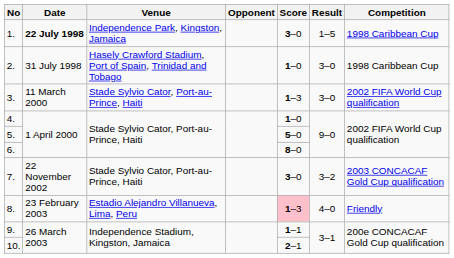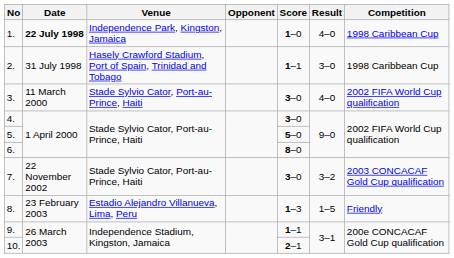(293, 33) 3–0 -> (293, 33) 1–0
(327, 33) 1–5 -> (327, 33) 4–0
(293, 65) 1–0 -> (293, 65) 1–1
(293, 97) 1–3 -> (293, 97) 3–0
(327, 97) 3–0 -> (327, 97) 4–0
(293, 118) 1–0 -> (293, 118) 3–0
(293, 208) pink background -> (293, 208) no background
(327, 208) 4–0 -> (327, 208) 1–5
